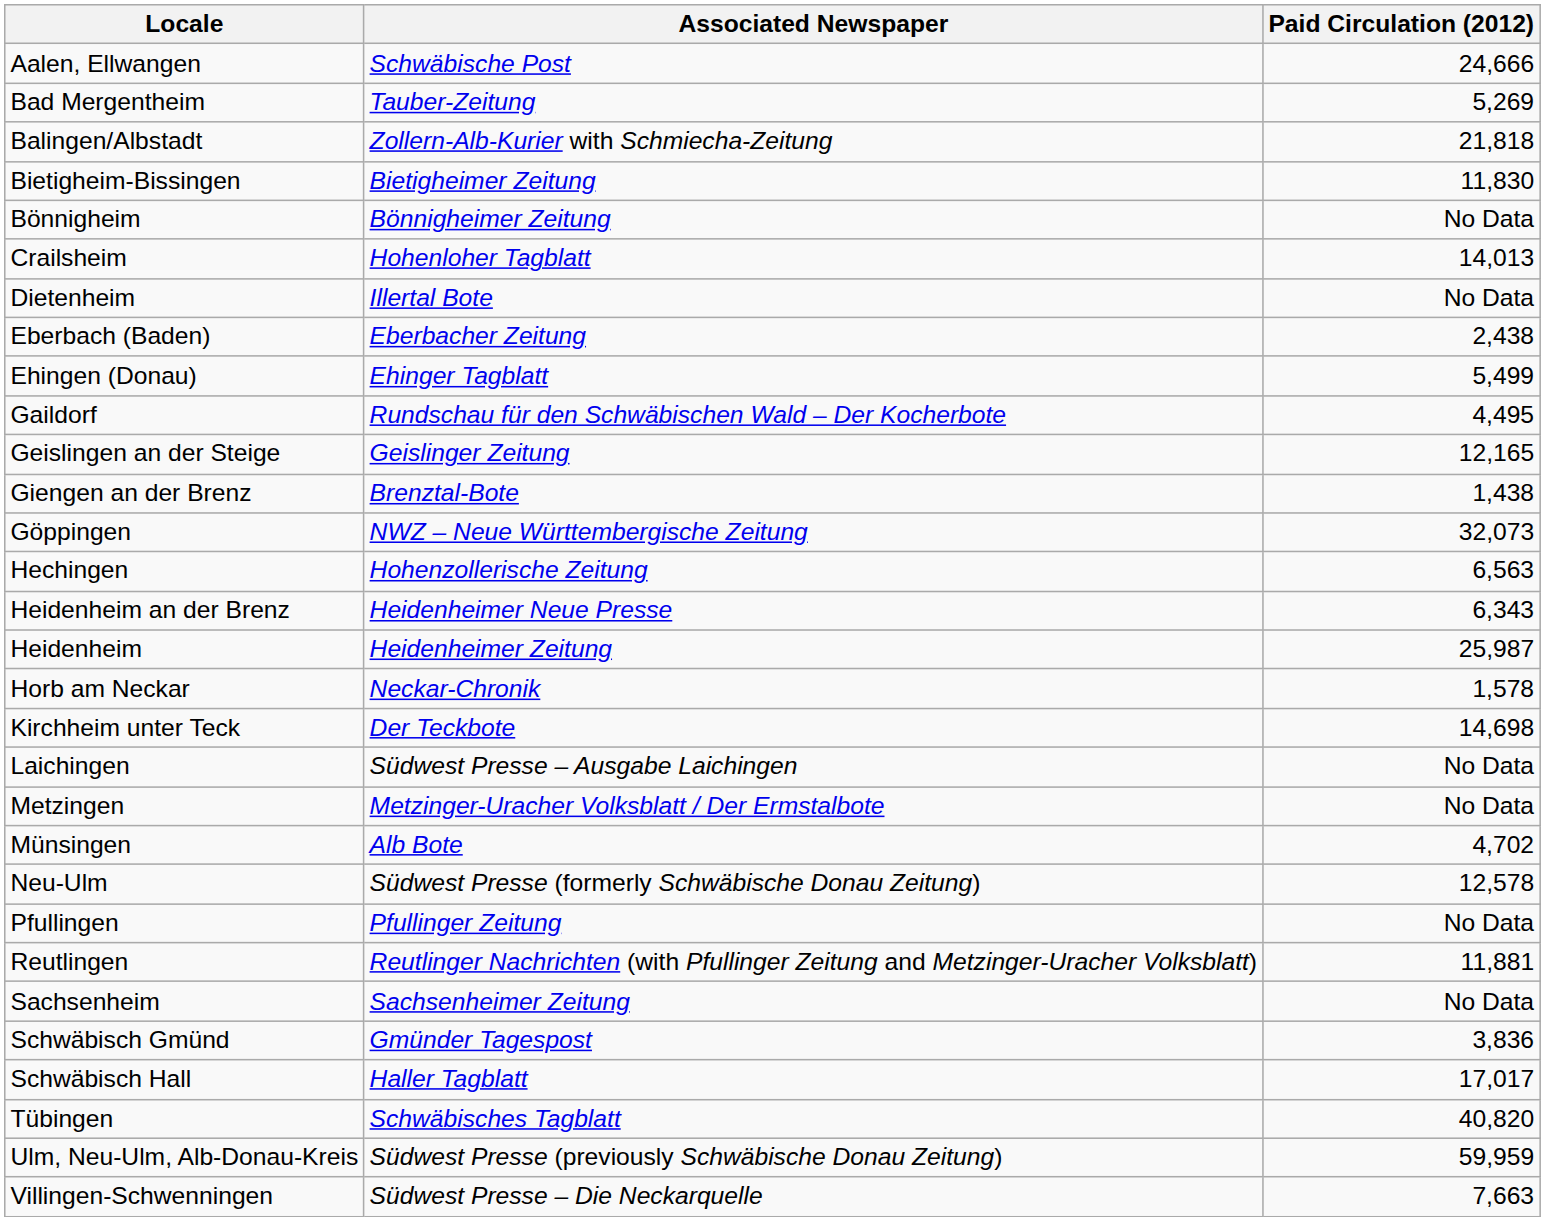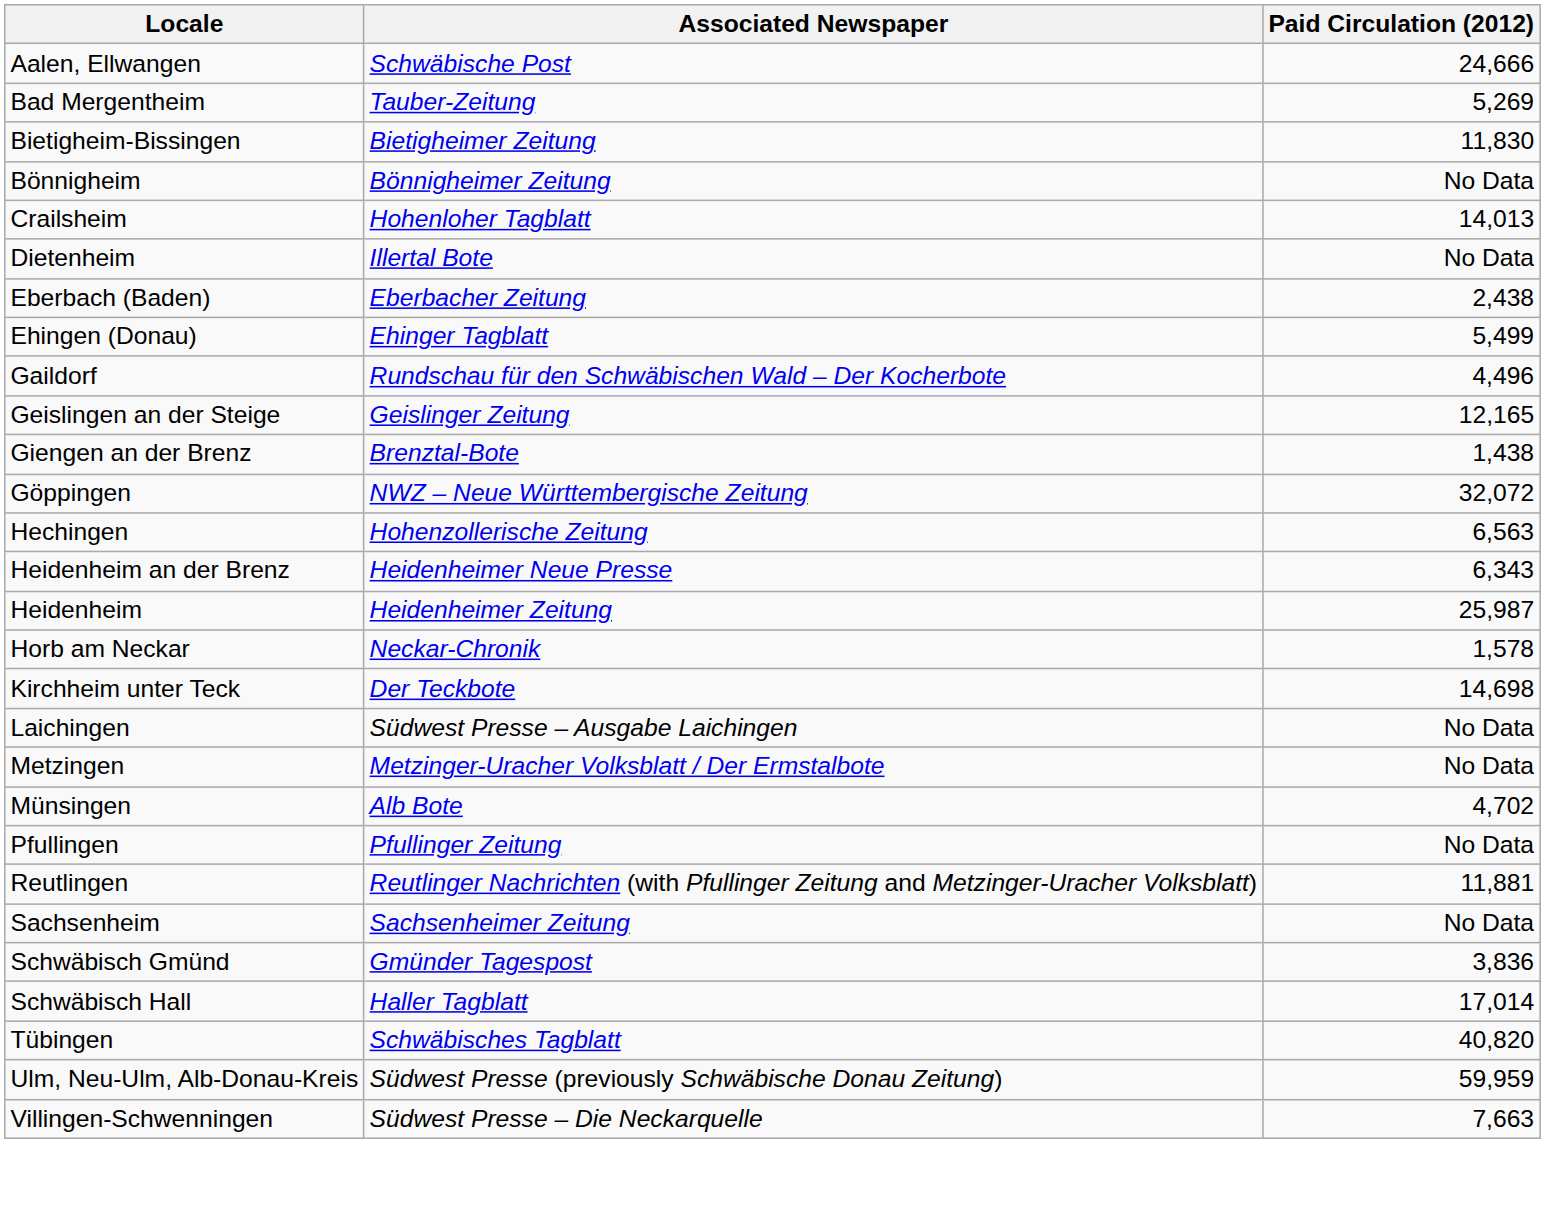- row: (106, 141)
(1503, 414) 4,495 -> (1503, 375) 4,496
(1496, 532) 32,073 -> (1496, 492) 32,072
- row: (59, 883)
(1496, 1079) 17,017 -> (1496, 1000) 17,014
